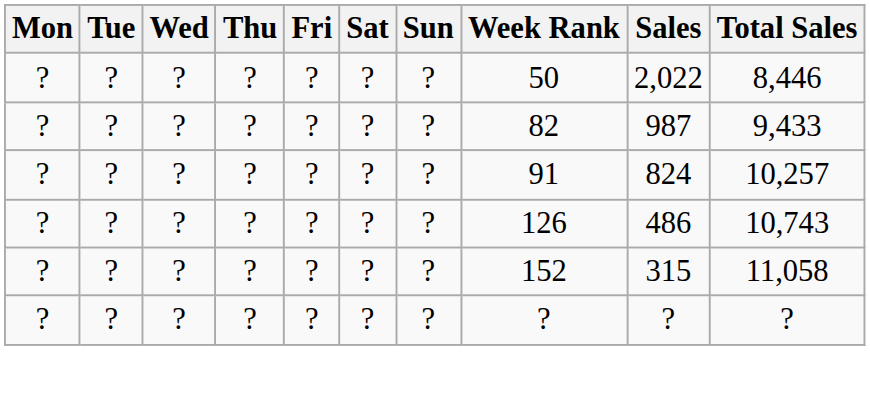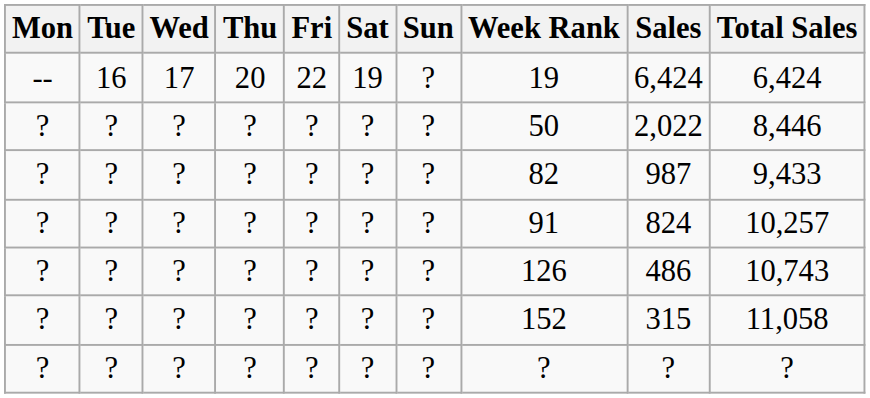+ row: (43, 77)
